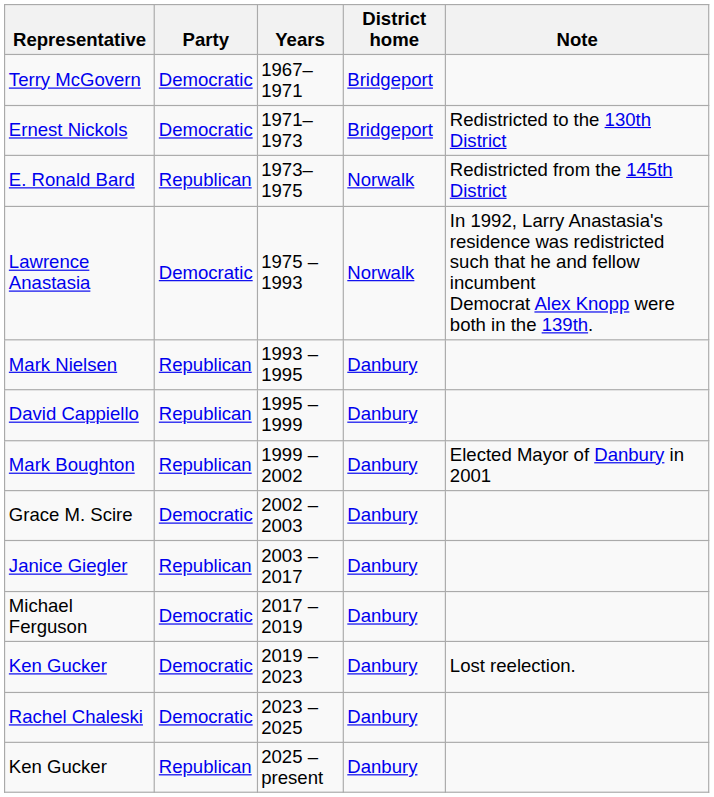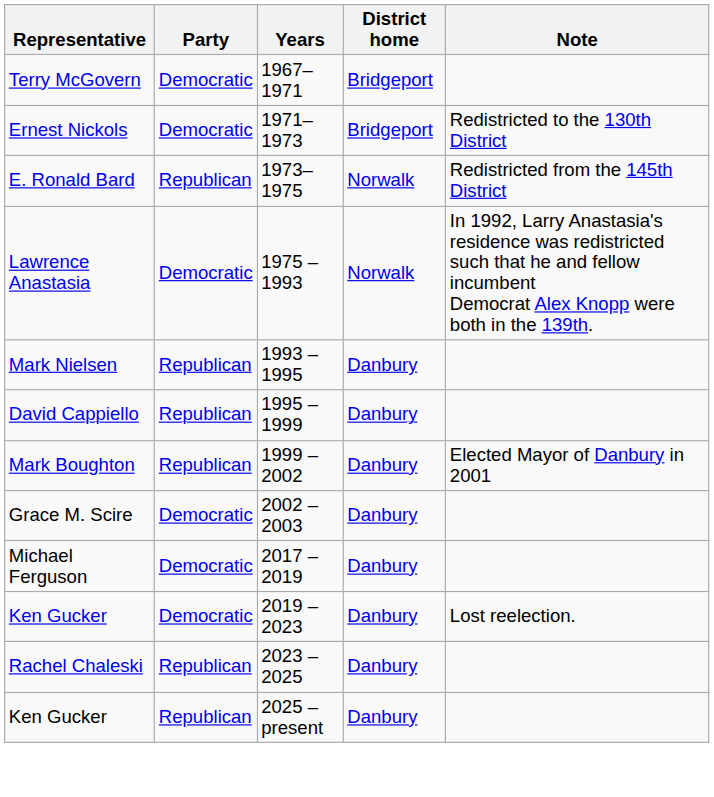- row: (68, 566)
(206, 716) Democratic -> (205, 666) Republican
